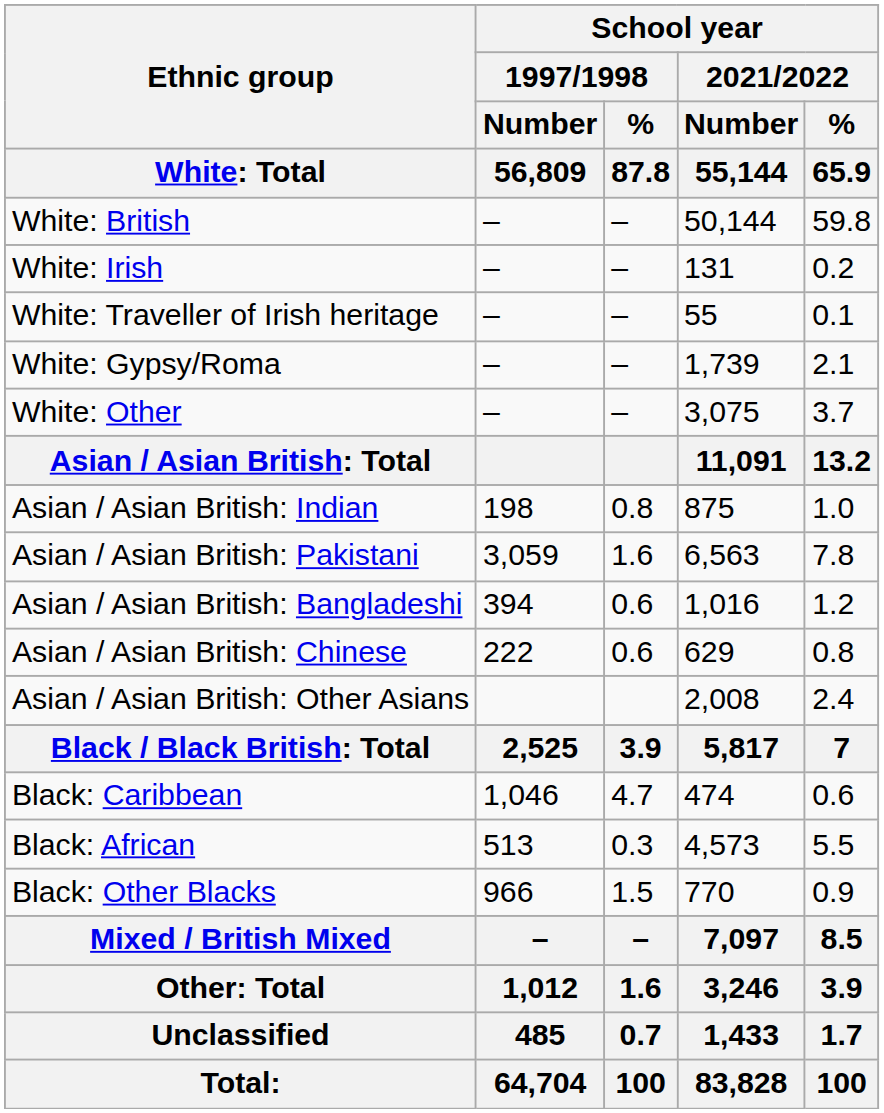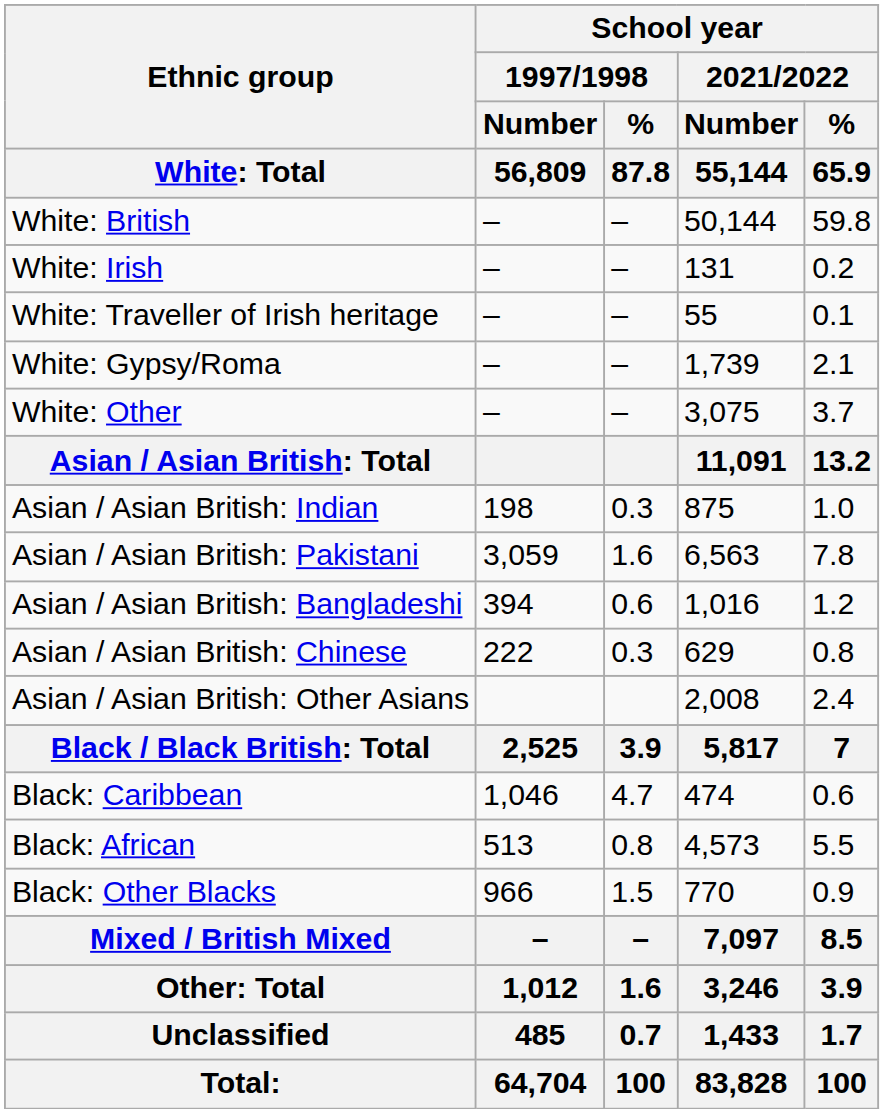(632, 508) 0.8 -> (632, 508) 0.3
(632, 651) 0.6 -> (632, 651) 0.3
(632, 843) 0.3 -> (632, 843) 0.8
